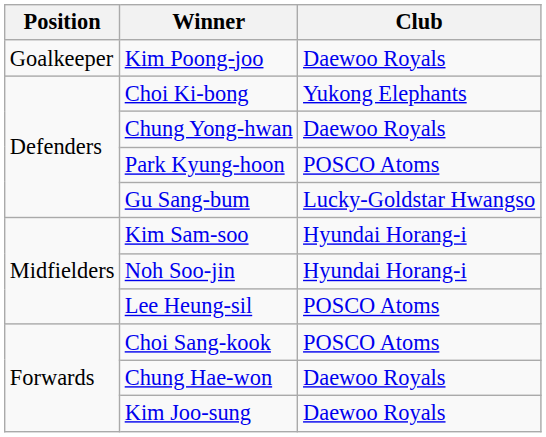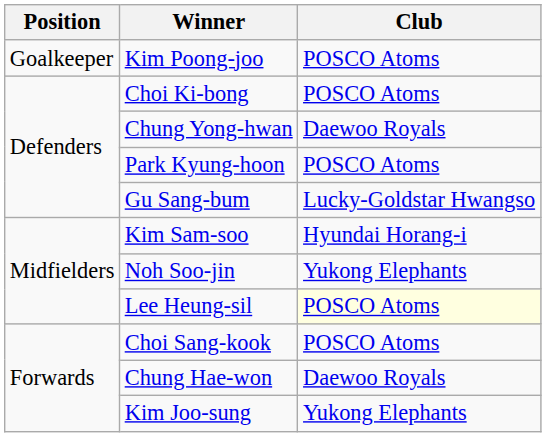(374, 57) Daewoo Royals -> (371, 57) POSCO Atoms
(385, 93) Yukong Elephants -> (371, 93) POSCO Atoms
(385, 270) Hyundai Horang-i -> (385, 270) Yukong Elephants
(371, 306) no background -> (371, 306) lightyellow background
(374, 413) Daewoo Royals -> (385, 413) Yukong Elephants
